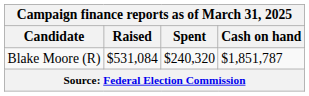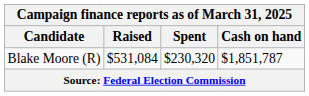(190, 58) $240,320 -> (190, 58) $230,320
